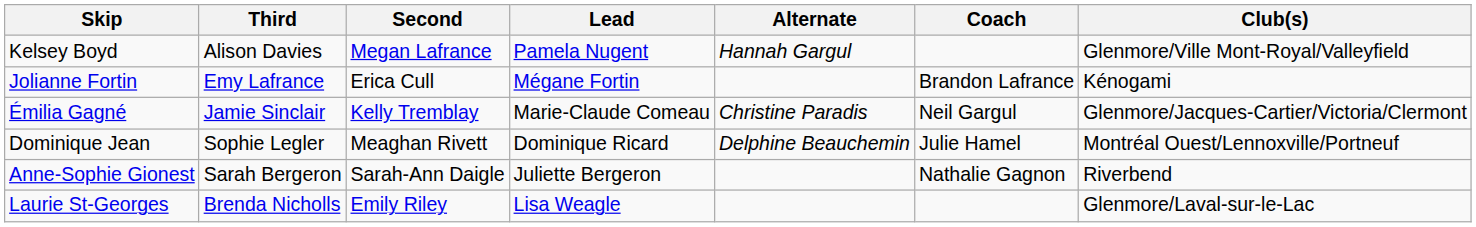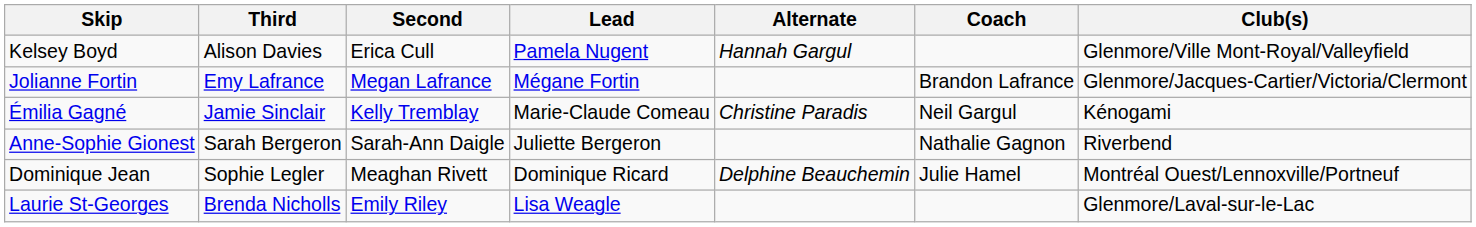(421, 50) Megan Lafrance -> (392, 50) Erica Cull
(392, 81) Erica Cull -> (421, 81) Megan Lafrance
(1127, 81) Kénogami -> (1275, 81) Glenmore/Jacques-Cartier/Victoria/Clermont
(1275, 112) Glenmore/Jacques-Cartier/Victoria/Clermont -> (1127, 112) Kénogami
rows swapped: (102, 174) <-> (80, 143)
